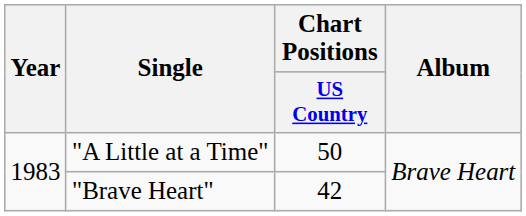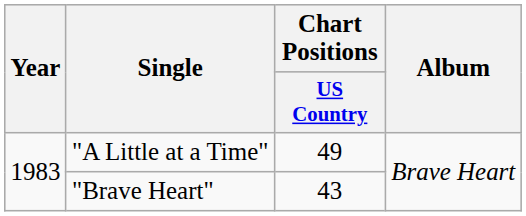(330, 151) 50 -> (330, 151) 49
(330, 191) 42 -> (330, 191) 43
